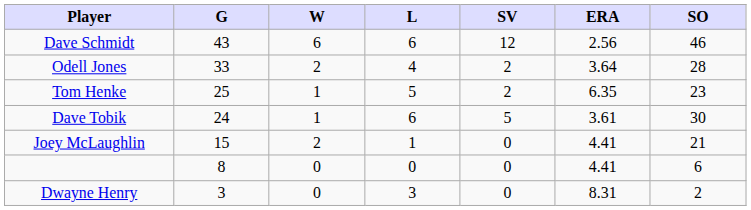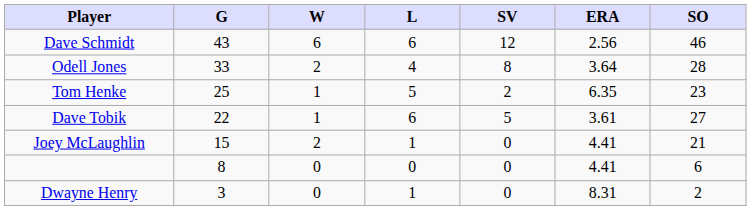(507, 67) 2 -> (507, 67) 8
(222, 117) 24 -> (222, 117) 22
(698, 117) 30 -> (698, 117) 27
(412, 192) 3 -> (412, 192) 1
